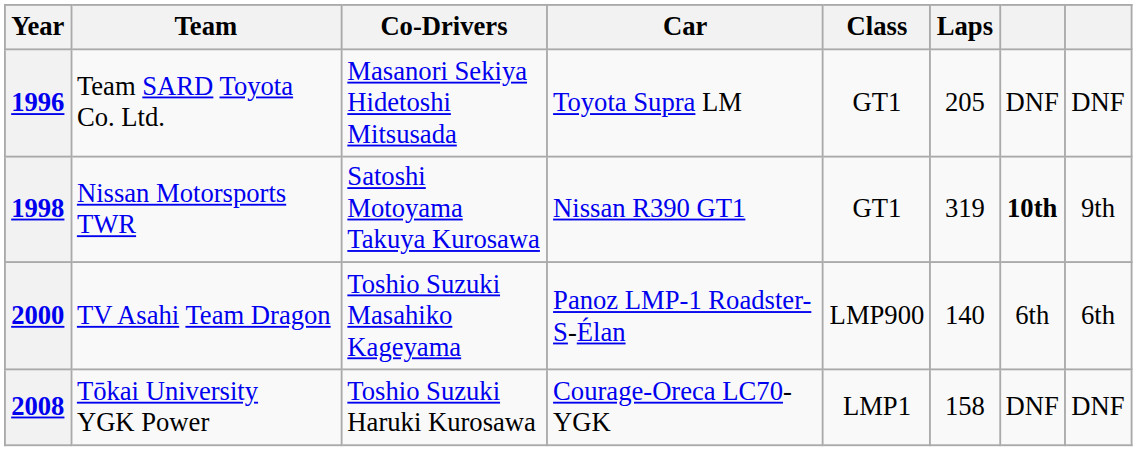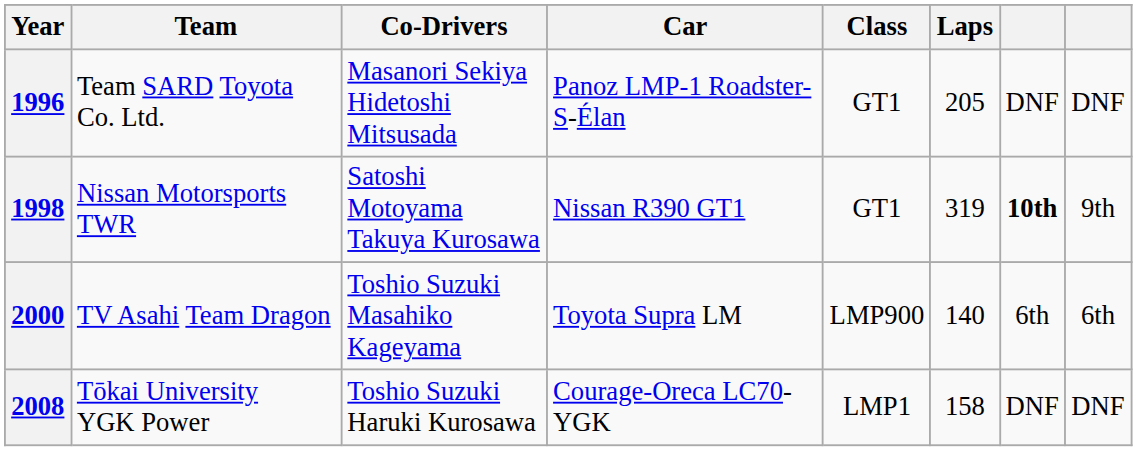(648, 102) Toyota Supra LM -> (682, 102) Panoz LMP-1 Roadster-S-Élan
(682, 315) Panoz LMP-1 Roadster-S-Élan -> (648, 315) Toyota Supra LM
